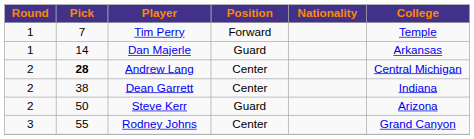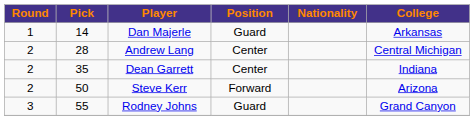- row: (159, 32)
(82, 69) bold -> (82, 50) normal
(82, 87) 38 -> (82, 69) 35
(250, 106) Guard -> (250, 87) Forward
(250, 124) Center -> (250, 106) Guard
